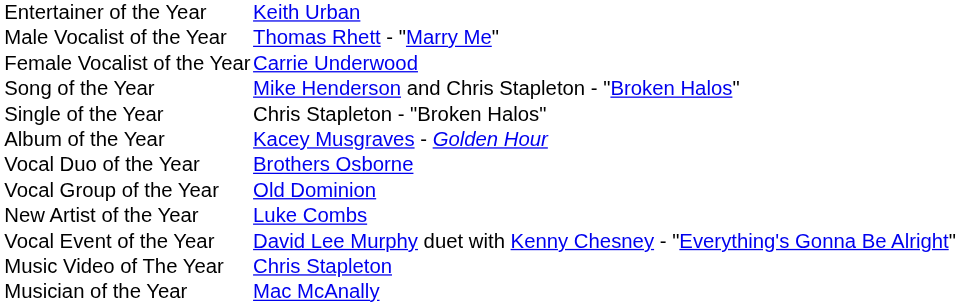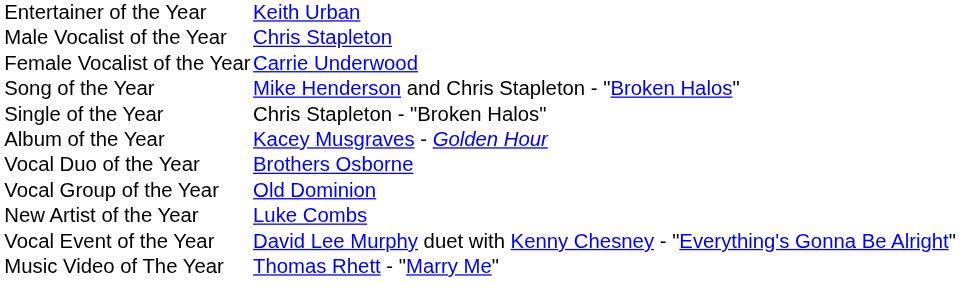(376, 37) Thomas Rhett - "Marry Me" -> (323, 37) Chris Stapleton
(323, 266) Chris Stapleton -> (376, 266) Thomas Rhett - "Marry Me"
- row: (96, 291)
